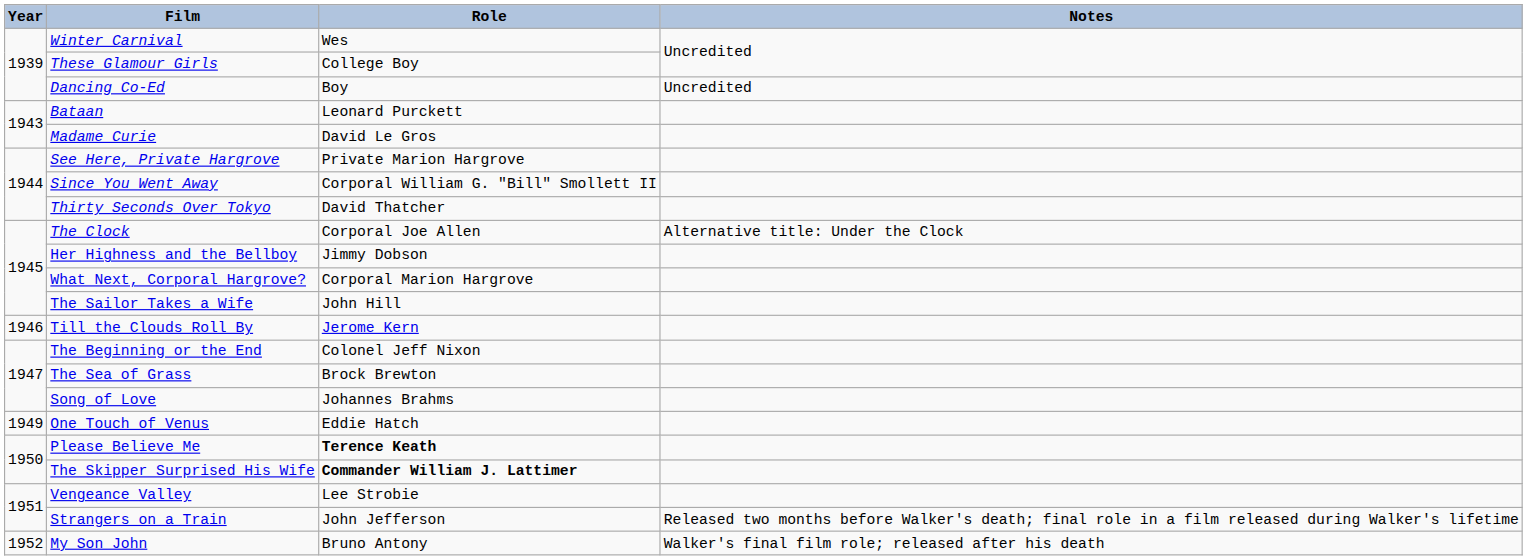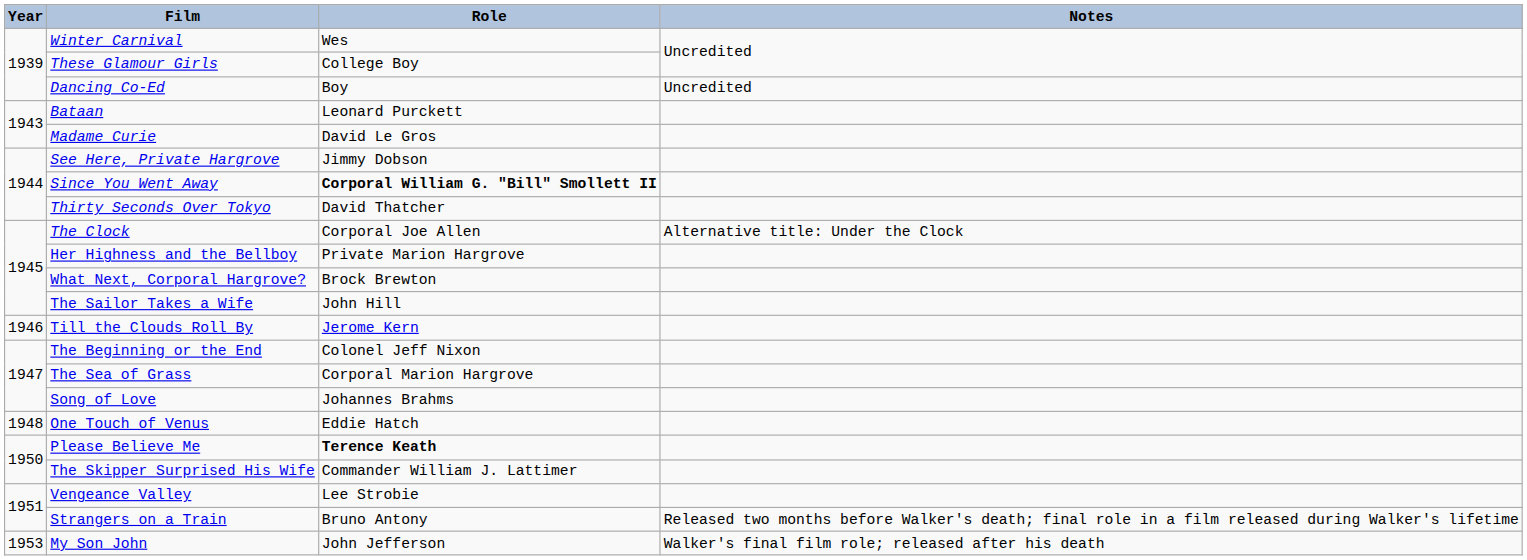(423, 160) Private Marion Hargrove -> (375, 160) Jimmy Dobson
(489, 184) normal -> (489, 184) bold
(375, 256) Jimmy Dobson -> (423, 256) Private Marion Hargrove
(428, 280) Corporal Marion Hargrove -> (379, 280) Brock Brewton
(379, 376) Brock Brewton -> (428, 376) Corporal Marion Hargrove
(26, 424) 1949 -> (26, 424) 1948
(450, 471) bold -> (450, 471) normal
(384, 519) John Jefferson -> (375, 519) Bruno Antony
(26, 543) 1952 -> (26, 543) 1953
(375, 543) Bruno Antony -> (384, 543) John Jefferson
